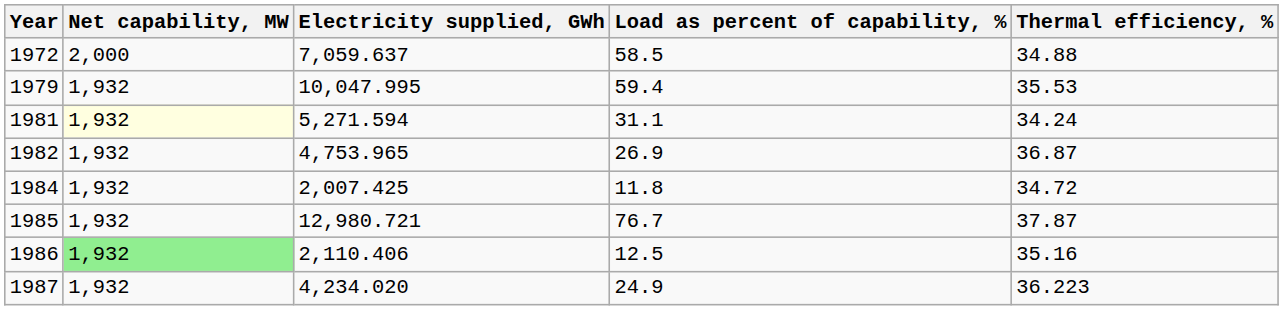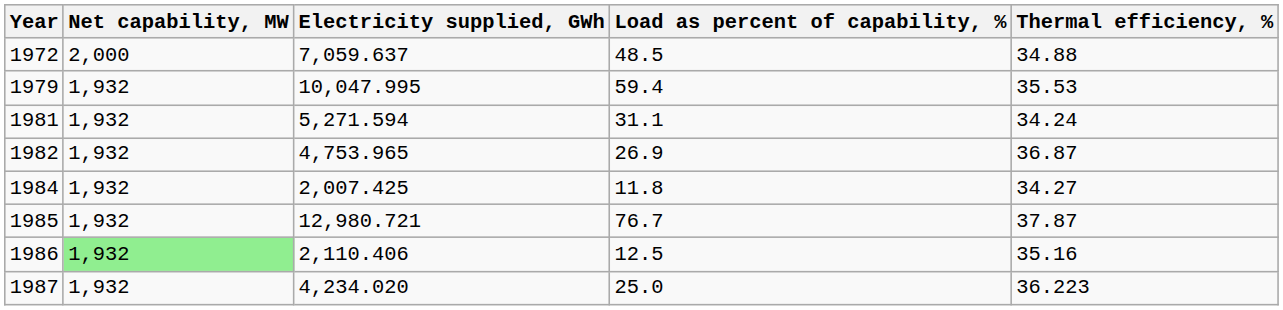(639, 55) 58.5 -> (639, 55) 48.5
(99, 121) lightyellow background -> (99, 121) no background
(1047, 188) 34.72 -> (1047, 188) 34.27
(639, 288) 24.9 -> (639, 288) 25.0
